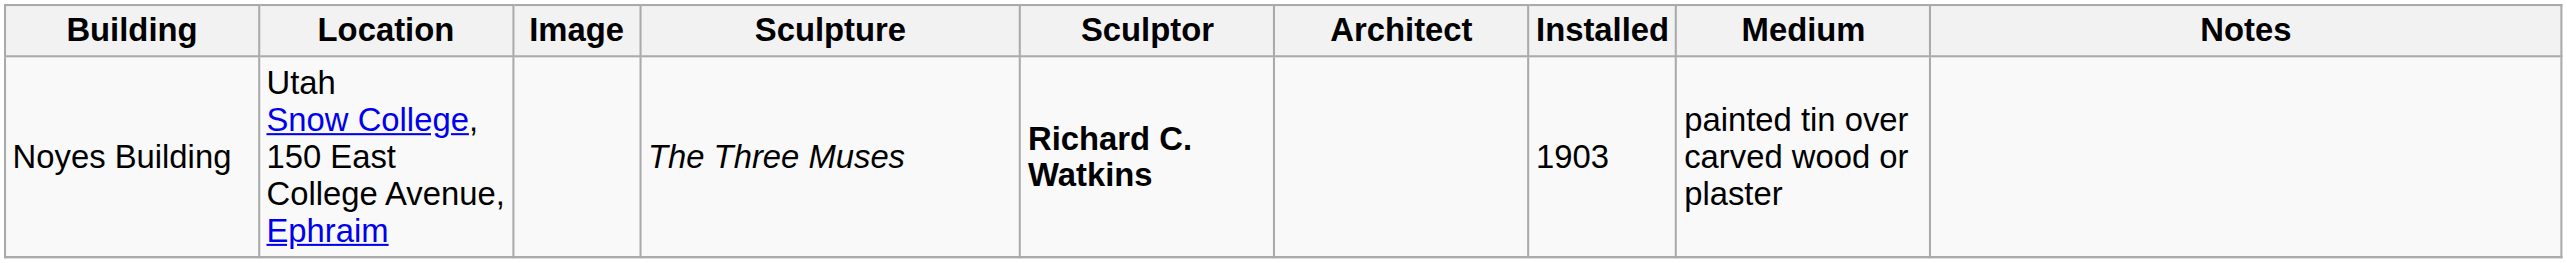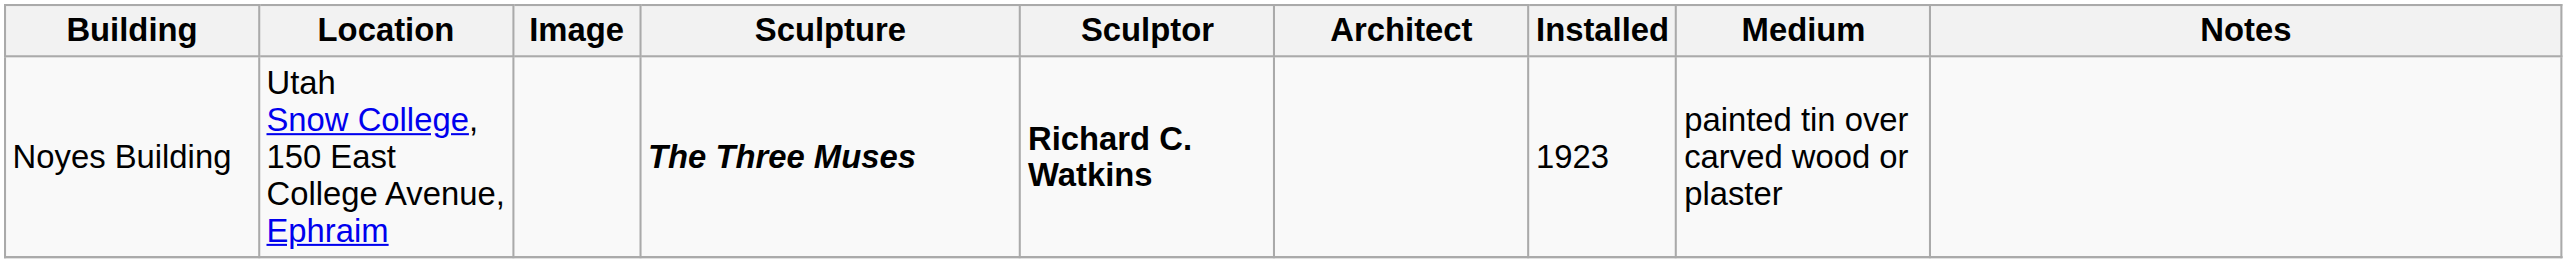(777, 156) normal -> (782, 156) bold
(1573, 156) 1903 -> (1573, 156) 1923
